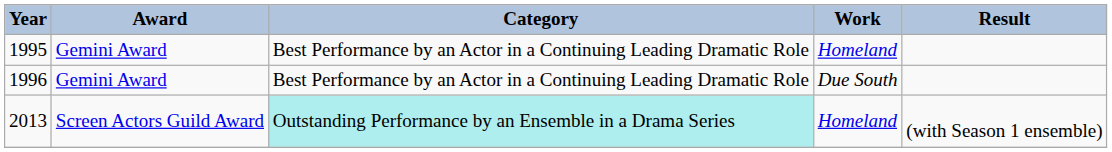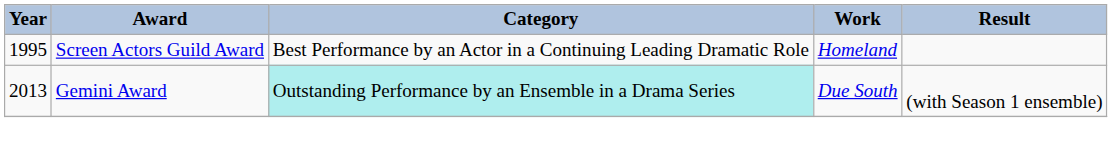(111, 49) Gemini Award -> (160, 49) Screen Actors Guild Award
- row: (28, 79)
(160, 120) Screen Actors Guild Award -> (111, 90) Gemini Award
(857, 120) Homeland -> (858, 90) Due South
